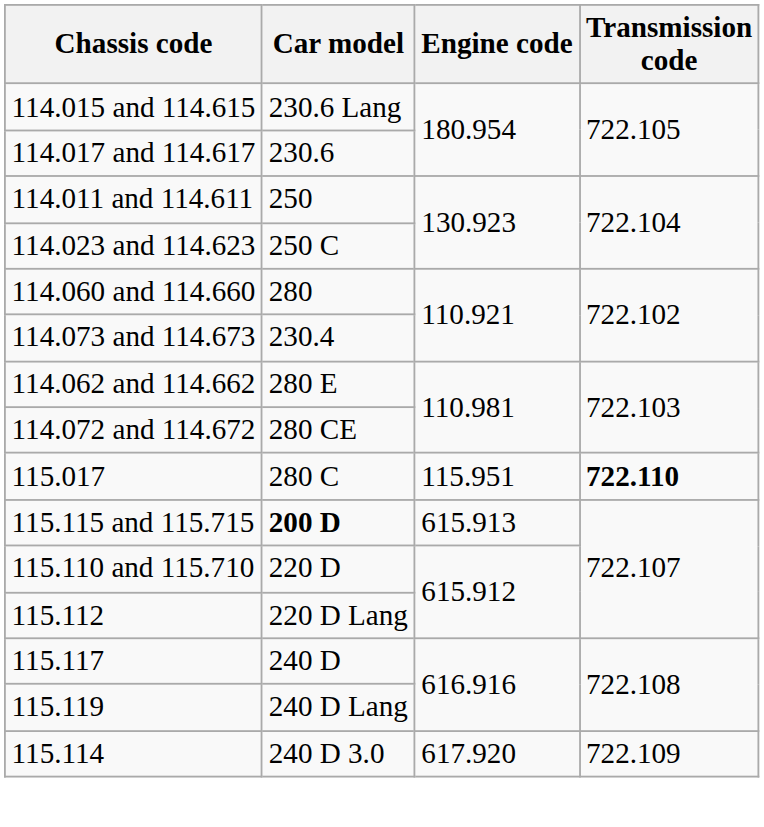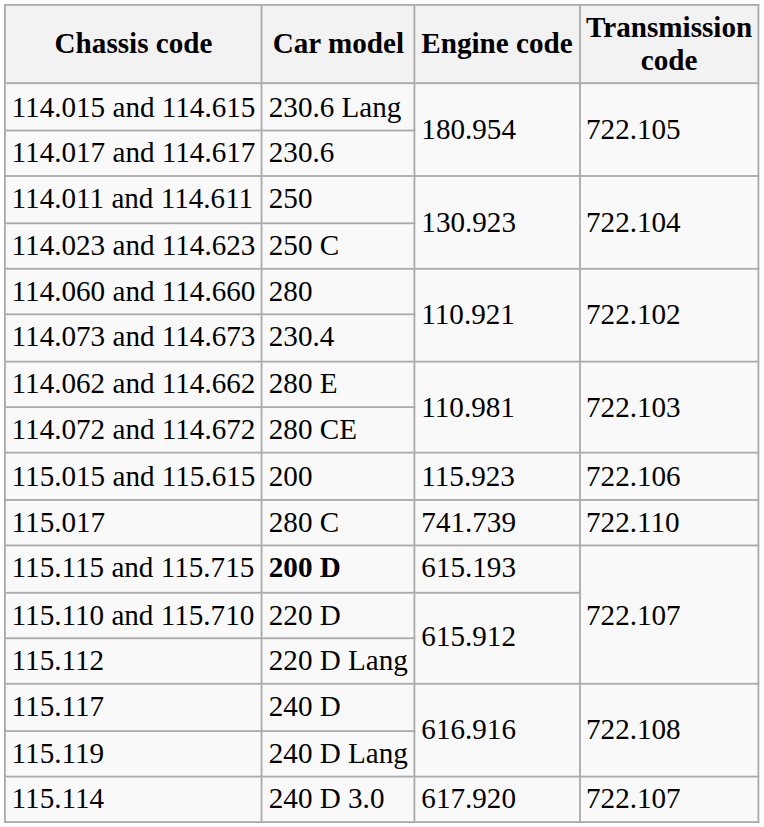+ row: (133, 475)
(468, 475) 115.951 -> (469, 522) 741.739
(633, 475) bold -> (633, 522) normal
(469, 522) 615.913 -> (469, 568) 615.193
(633, 753) 722.109 -> (633, 799) 722.107
